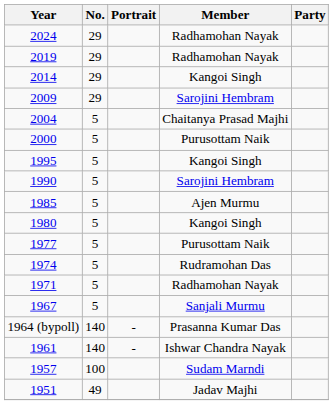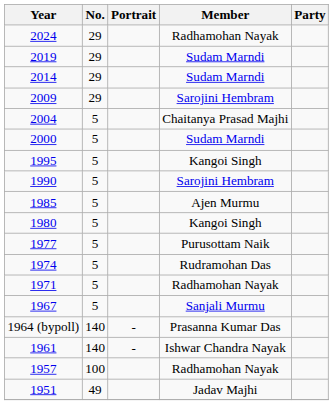(225, 56) Radhamohan Nayak -> (225, 56) Sudam Marndi
(225, 77) Kangoi Singh -> (225, 77) Sudam Marndi
(225, 139) Purusottam Naik -> (225, 139) Sudam Marndi
(225, 368) Sudam Marndi -> (225, 368) Radhamohan Nayak
